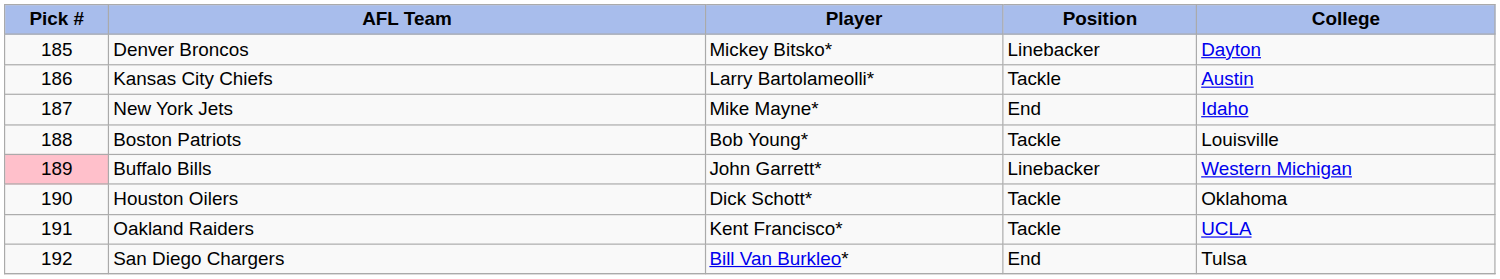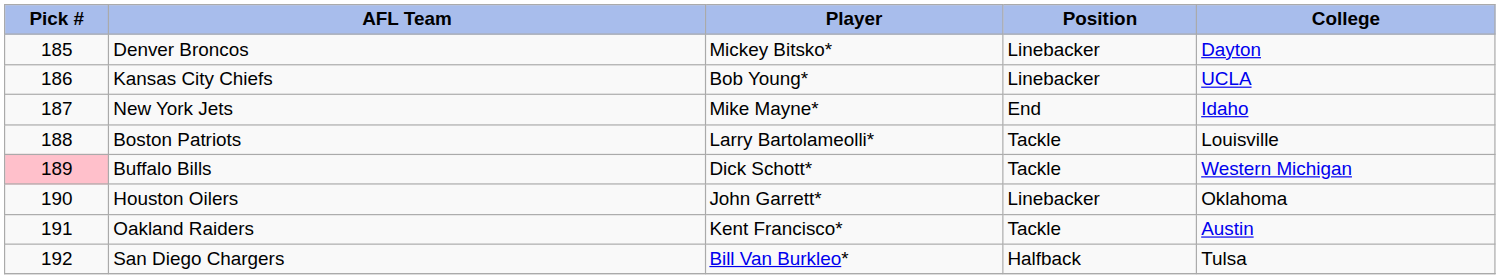(792, 79) Larry Bartolameolli* -> (759, 79) Bob Young*
(1034, 79) Tackle -> (1054, 79) Linebacker
(1227, 79) Austin -> (1226, 79) UCLA
(759, 139) Bob Young* -> (792, 139) Larry Bartolameolli*
(766, 169) John Garrett* -> (761, 169) Dick Schott*
(1054, 169) Linebacker -> (1034, 169) Tackle
(761, 199) Dick Schott* -> (766, 199) John Garrett*
(1034, 199) Tackle -> (1054, 199) Linebacker
(1226, 229) UCLA -> (1227, 229) Austin
(1024, 259) End -> (1044, 259) Halfback
